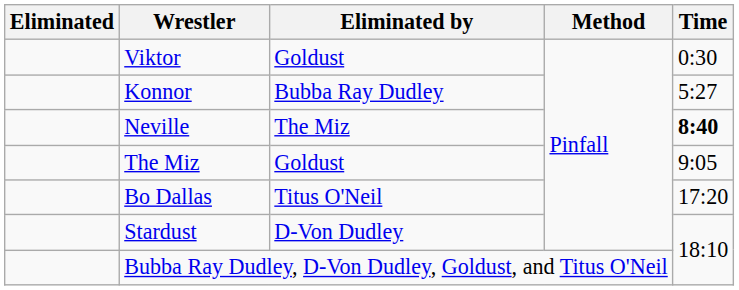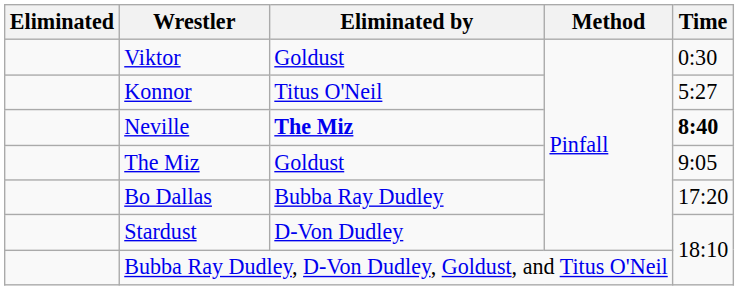(359, 92) Bubba Ray Dudley -> (328, 92) Titus O'Neil
(312, 127) normal -> (314, 127) bold
(328, 197) Titus O'Neil -> (359, 197) Bubba Ray Dudley
